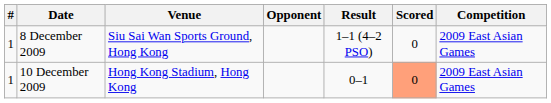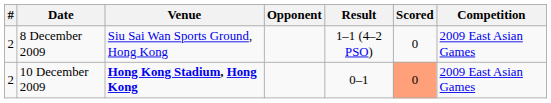(11, 44) 1 -> (11, 44) 2
(11, 80) 1 -> (11, 80) 2
(178, 80) normal -> (182, 80) bold
